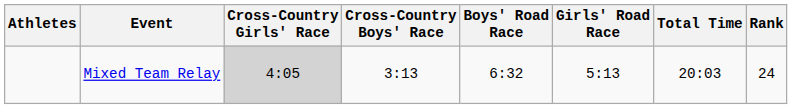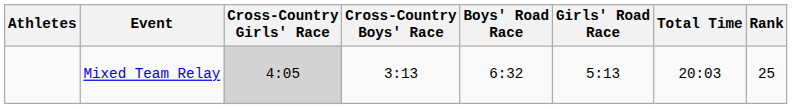(767, 74) 24 -> (767, 74) 25
